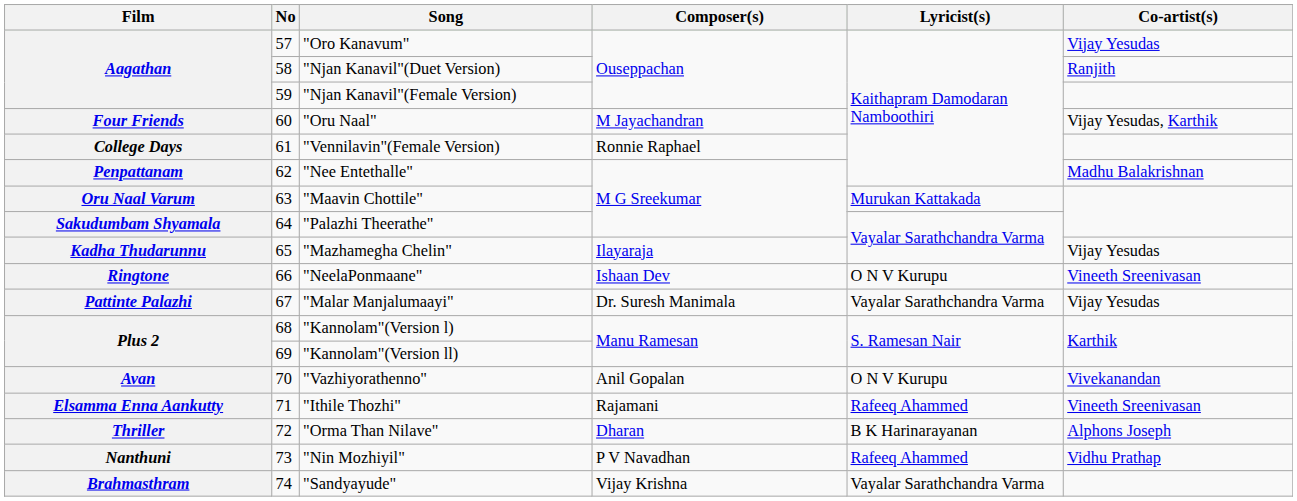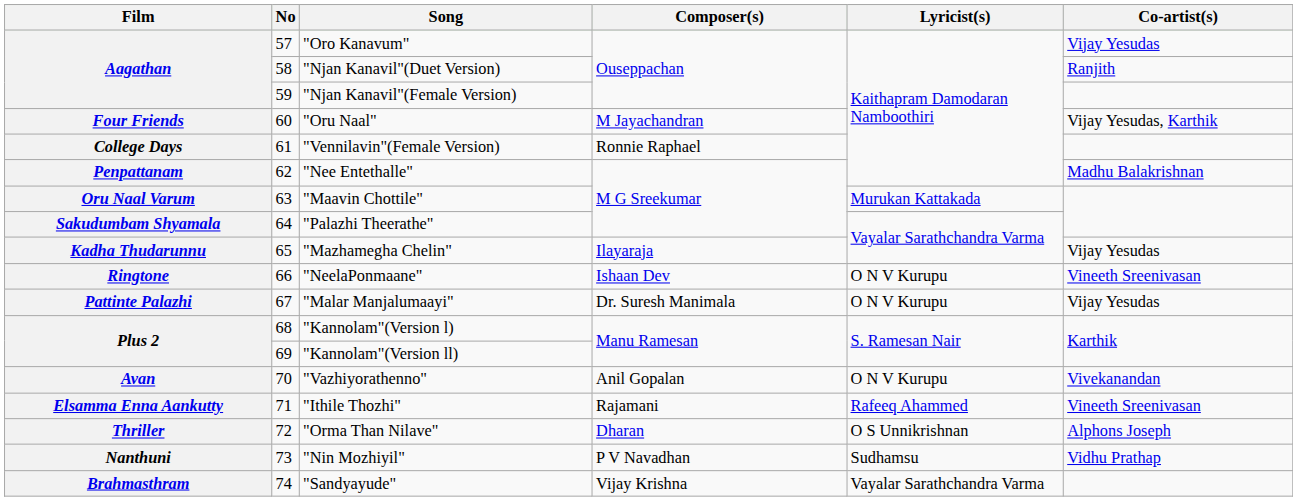(947, 302) Vayalar Sarathchandra Varma -> (899, 302) O N V Kurupu
(914, 431) B K Harinarayanan -> (909, 431) O S Unnikrishnan
(909, 457) Rafeeq Ahammed -> (885, 457) Sudhamsu
